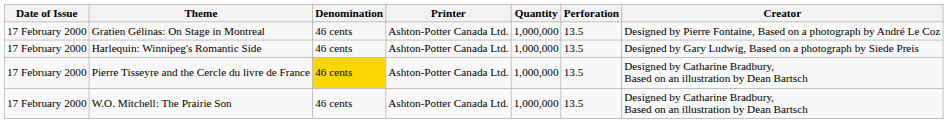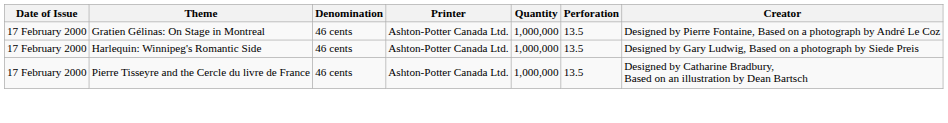(334, 72) gold background -> (334, 72) no background
- row: (162, 103)
